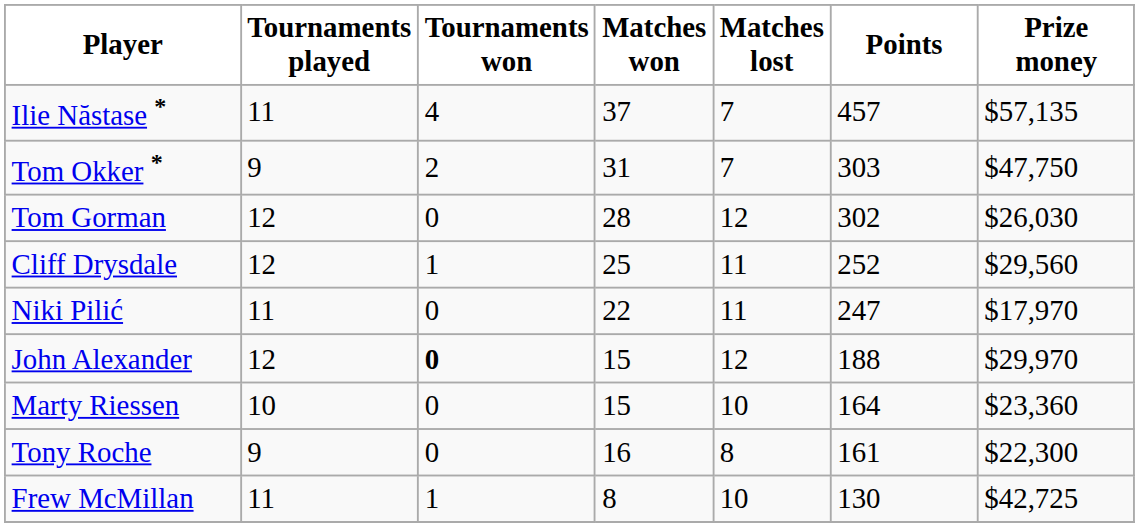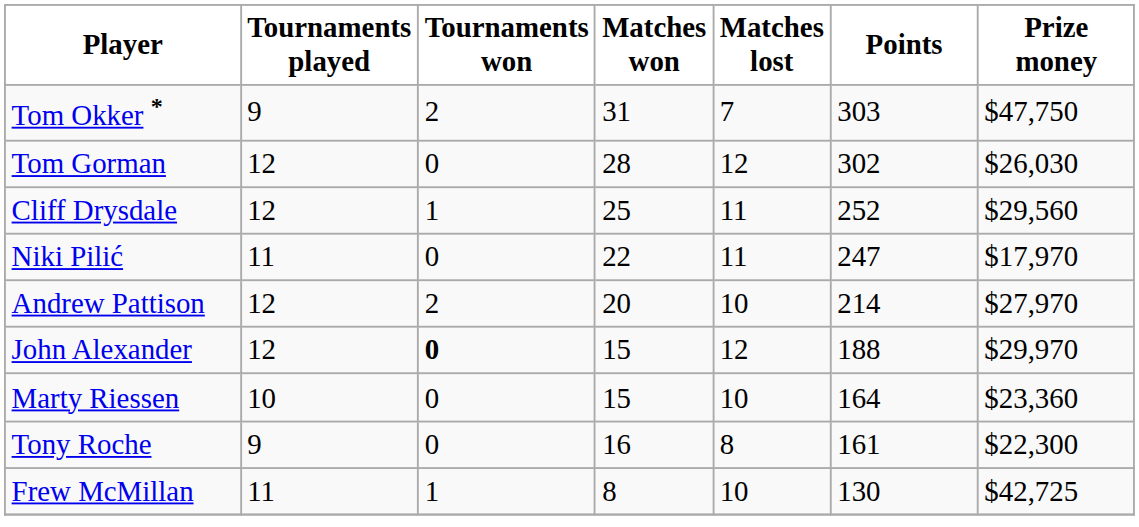- row: (89, 111)
+ row: (108, 302)
